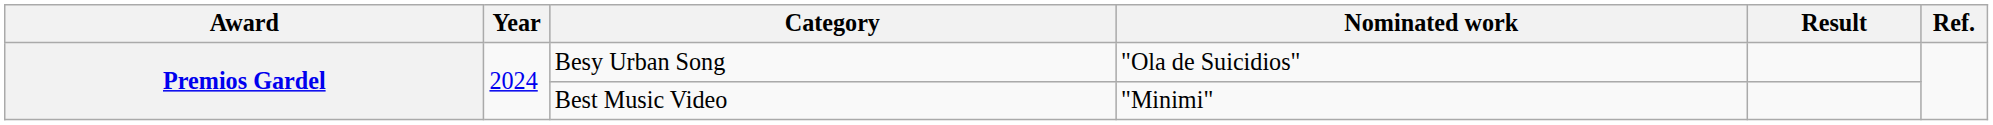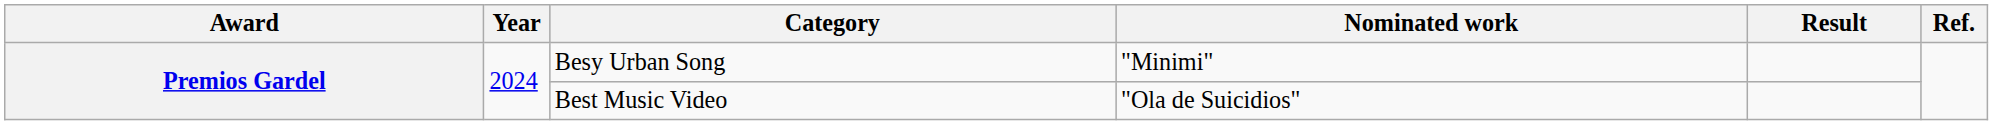(1211, 61) "Ola de Suicidios" -> (1167, 61) "Minimi"
(1167, 100) "Minimi" -> (1211, 100) "Ola de Suicidios"
